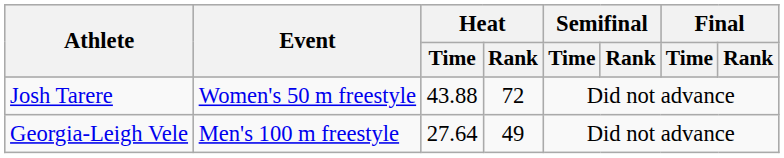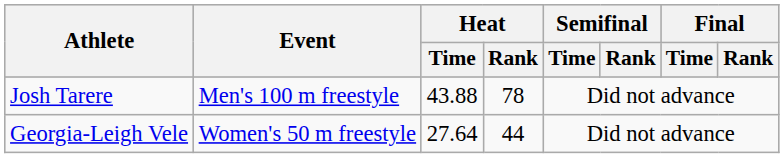(307, 96) Women's 50 m freestyle -> (299, 96) Men's 100 m freestyle
(513, 96) 72 -> (513, 96) 78
(299, 133) Men's 100 m freestyle -> (307, 133) Women's 50 m freestyle
(513, 133) 49 -> (513, 133) 44
